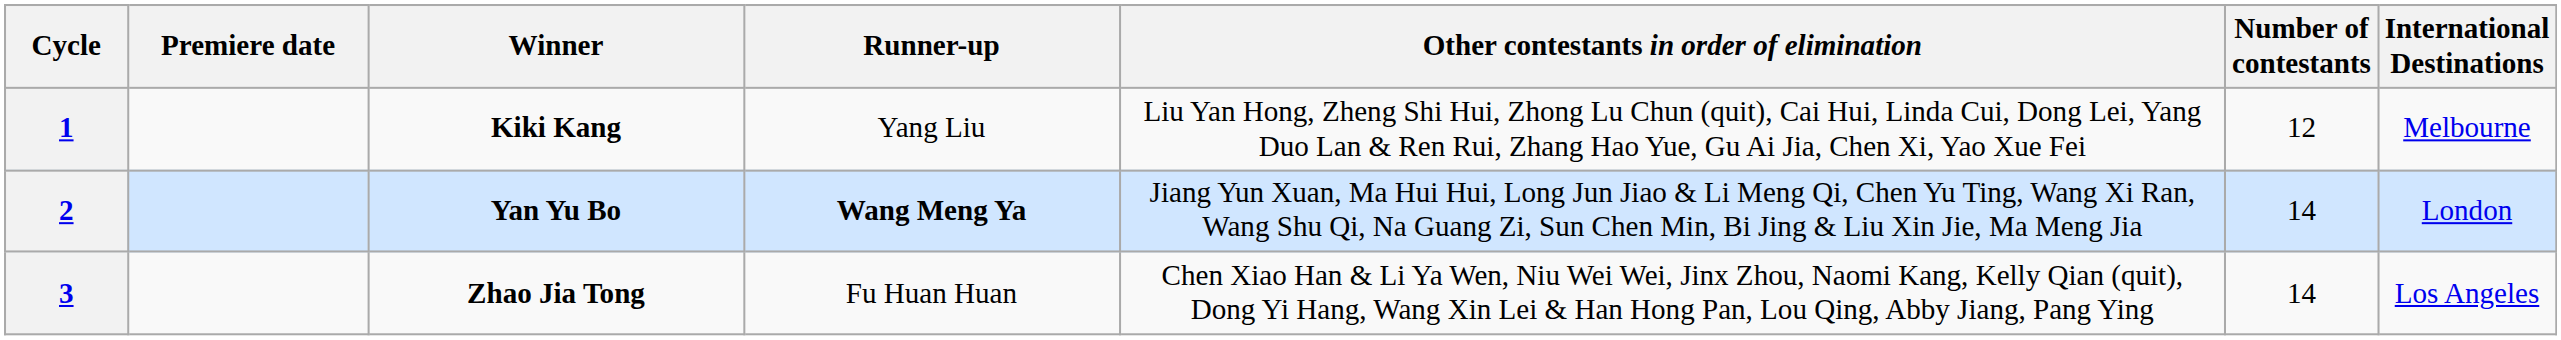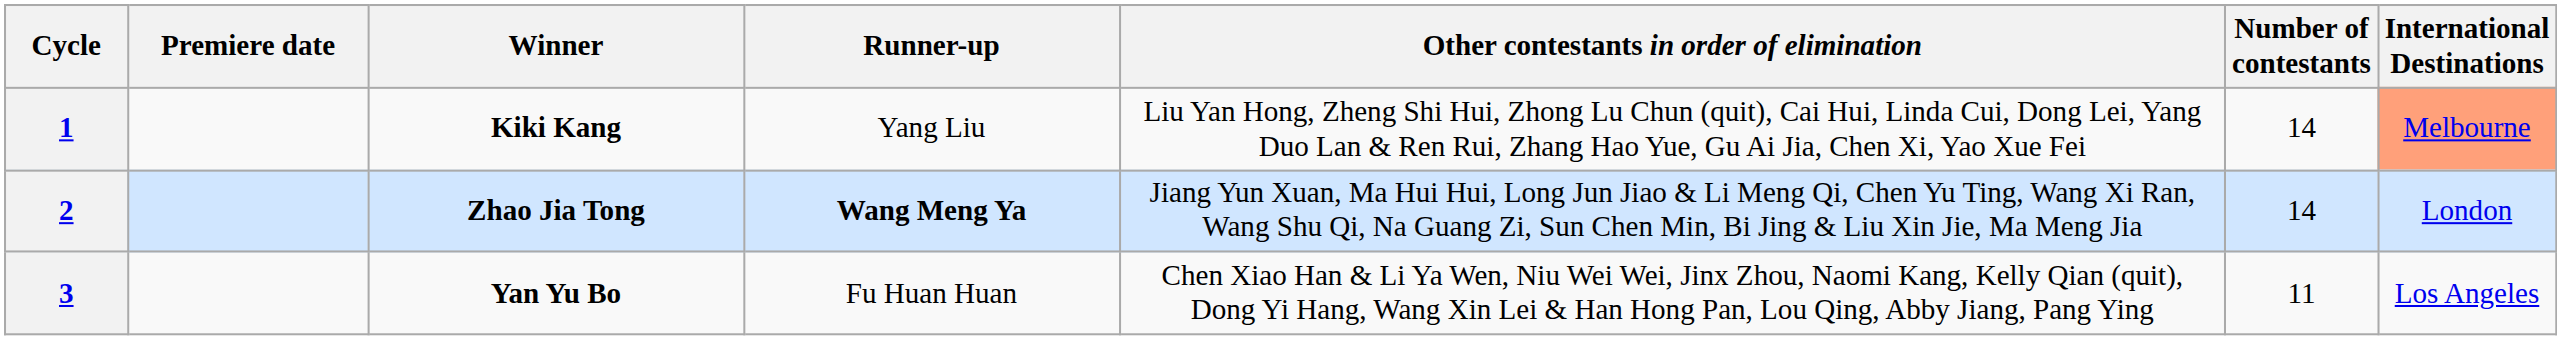(2301, 128) 12 -> (2301, 128) 14
(2467, 128) no background -> (2467, 128) lightsalmon background
(556, 210) Yan Yu Bo -> (556, 210) Zhao Jia Tong
(556, 292) Zhao Jia Tong -> (556, 292) Yan Yu Bo
(2301, 292) 14 -> (2301, 292) 11
